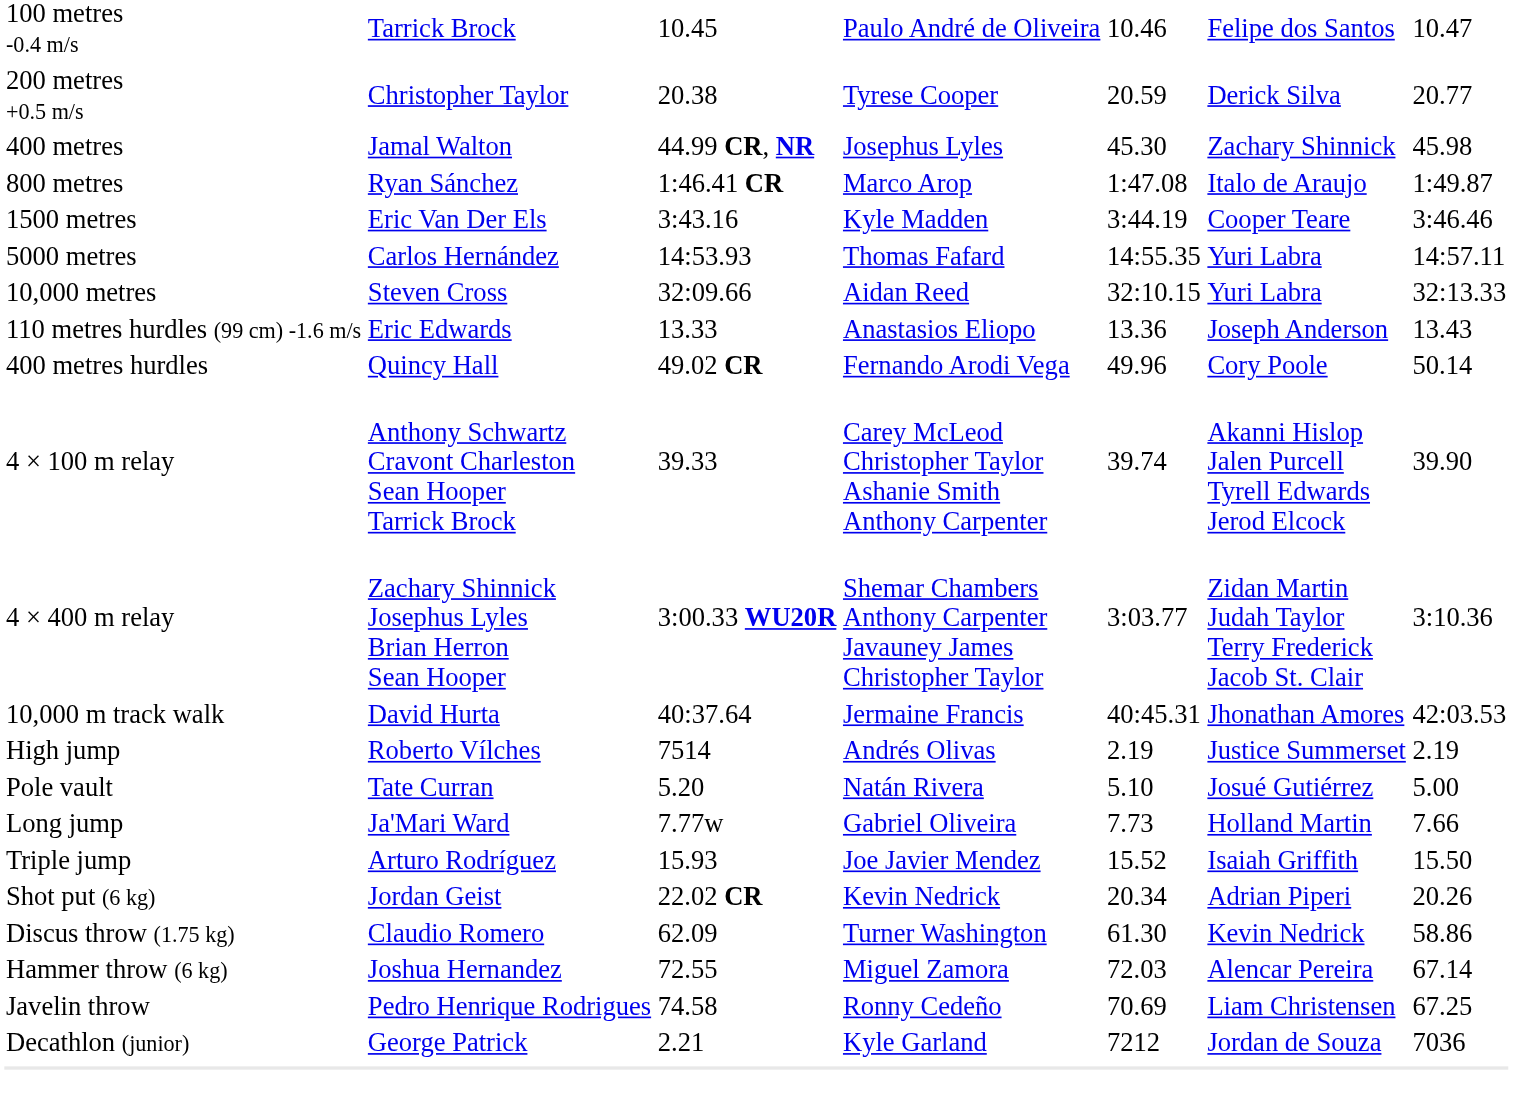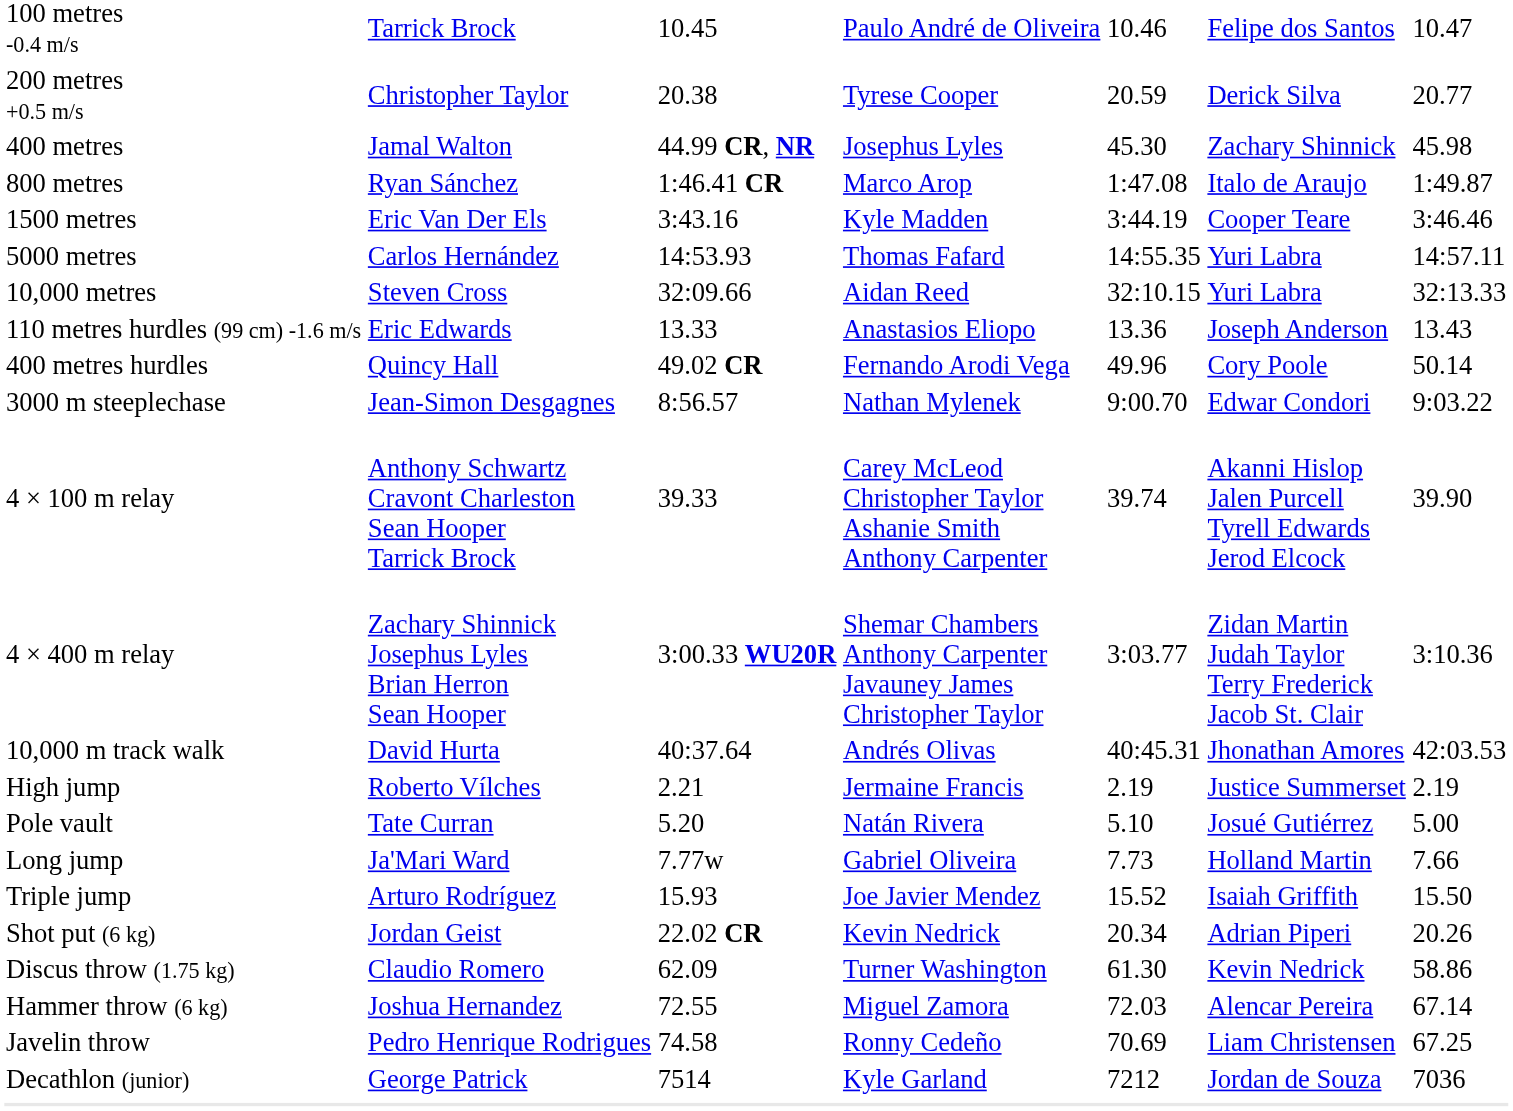+ row: (116, 402)
(933, 714) Jermaine Francis -> (919, 750) Andrés Olivas
(684, 750) 7514 -> (681, 787) 2.21
(919, 750) Andrés Olivas -> (933, 787) Jermaine Francis
(681, 1042) 2.21 -> (684, 1079) 7514
